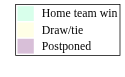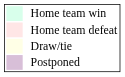+ row: (74, 30)
